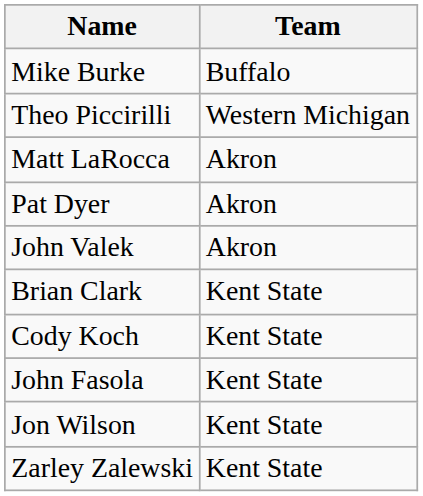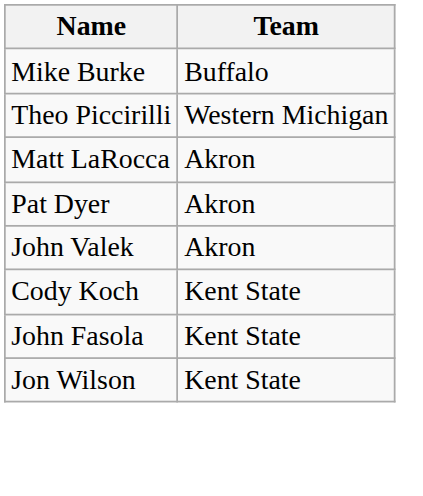- row: (77, 291)
- row: (102, 468)
